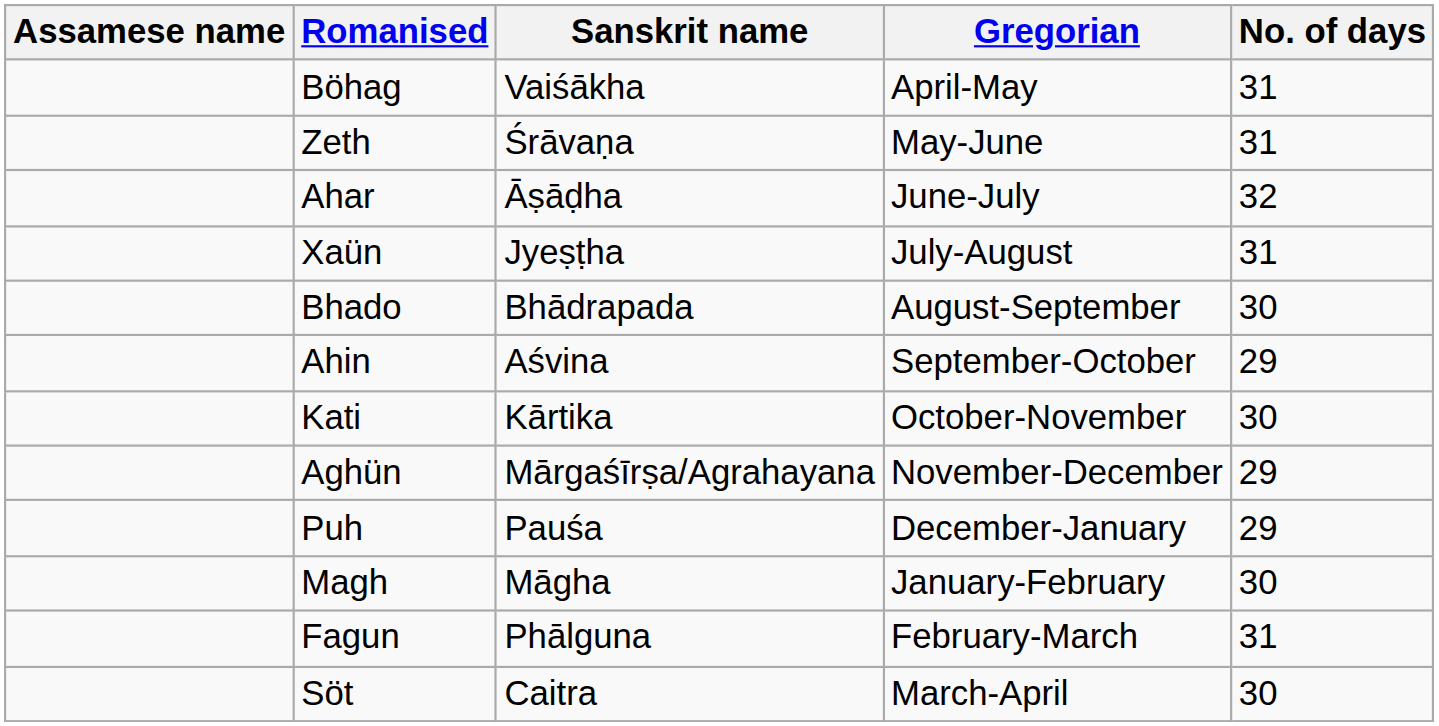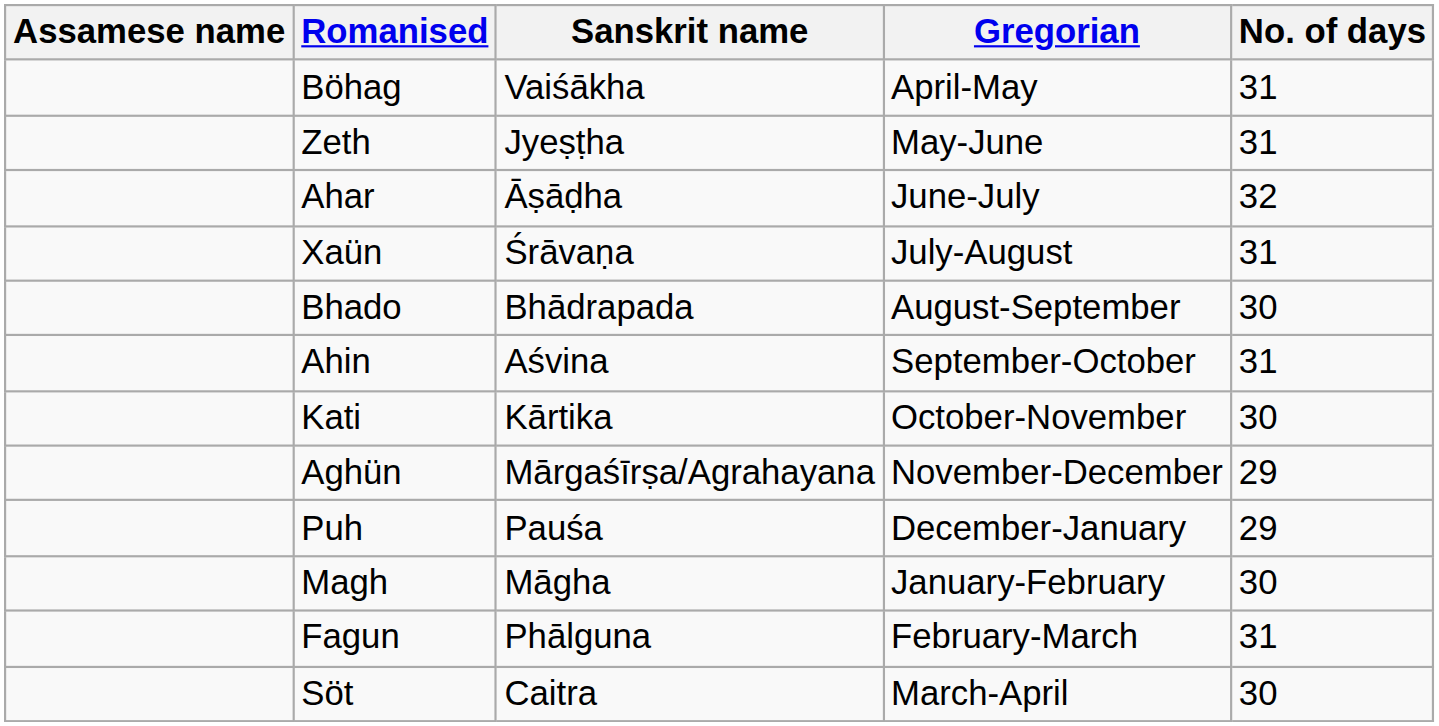(569, 142) Śrāvaṇa -> (564, 142) Jyeṣṭha
(564, 252) Jyeṣṭha -> (569, 252) Śrāvaṇa
(1258, 362) 29 -> (1258, 362) 31
